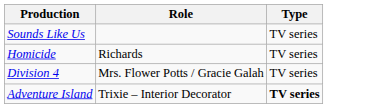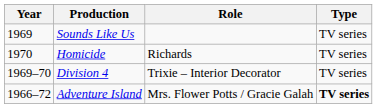+ column: (29, 14)
(181, 73) Mrs. Flower Potts / Gracie Galah -> (214, 73) Trixie – Interior Decorator
(165, 93) Trixie – Interior Decorator -> (230, 93) Mrs. Flower Potts / Gracie Galah
